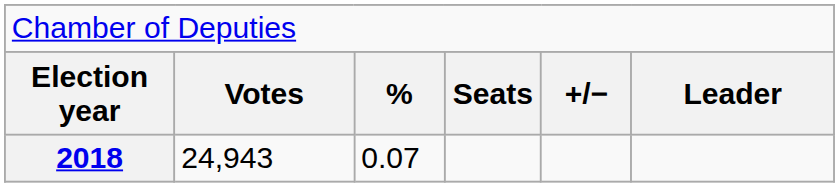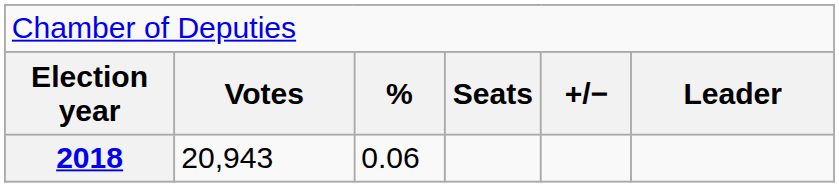(227, 157) 24,943 -> (227, 157) 20,943
(390, 157) 0.07 -> (390, 157) 0.06
